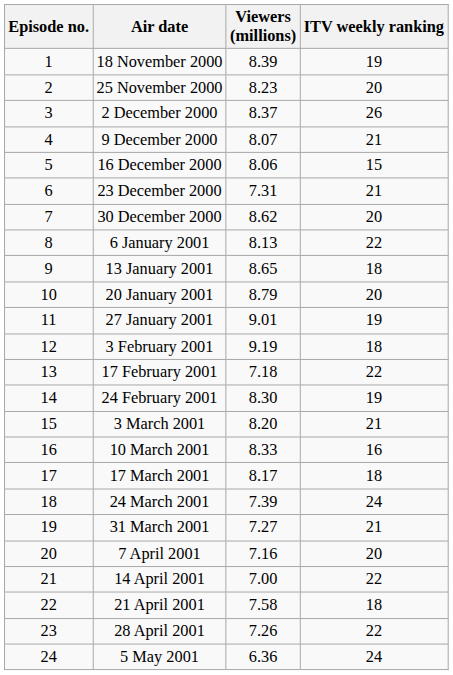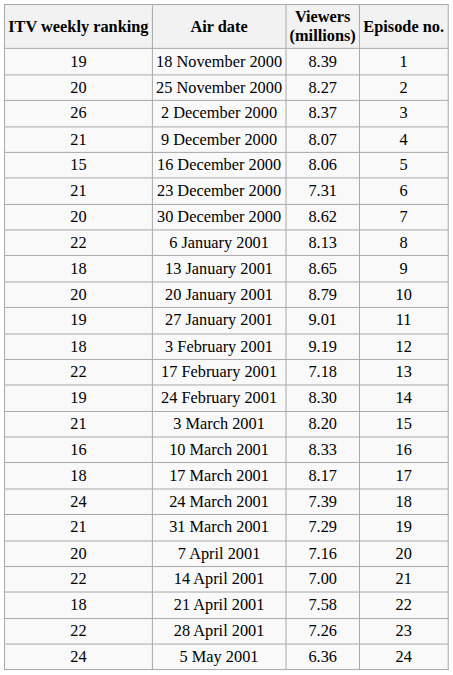columns swapped: (49, 26) <-> (374, 26)
(263, 87) 8.23 -> (323, 87) 8.27
(263, 527) 7.27 -> (323, 527) 7.29
